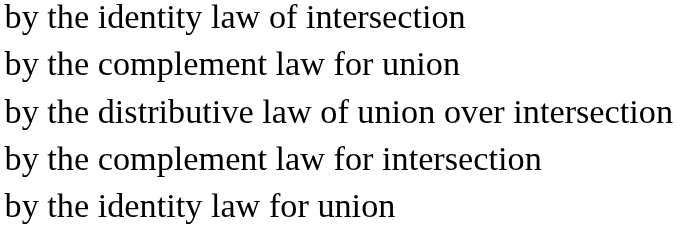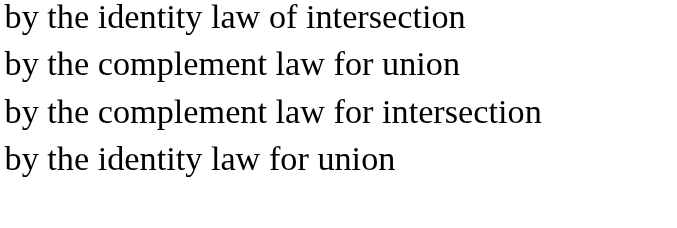- row: (339, 111)
